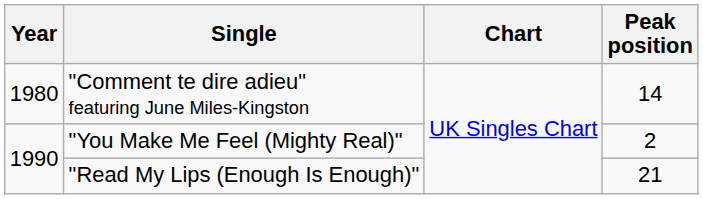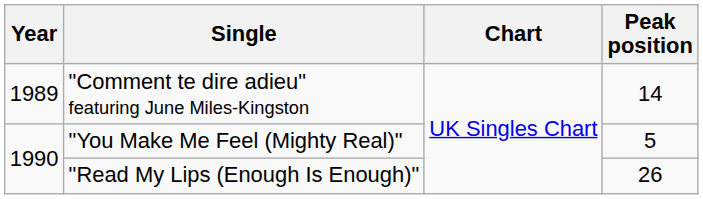(34, 93) 1980 -> (34, 93) 1989
(650, 140) 2 -> (650, 140) 5
(650, 175) 21 -> (650, 175) 26
